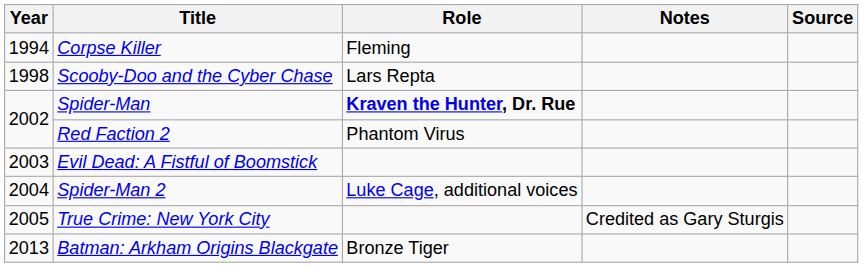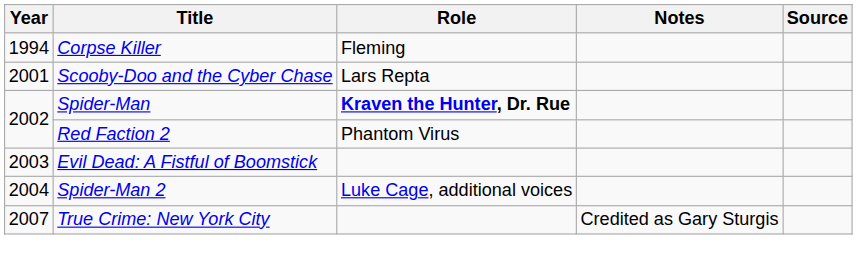(29, 76) 1998 -> (29, 76) 2001
(29, 219) 2005 -> (29, 219) 2007
- row: (198, 248)
